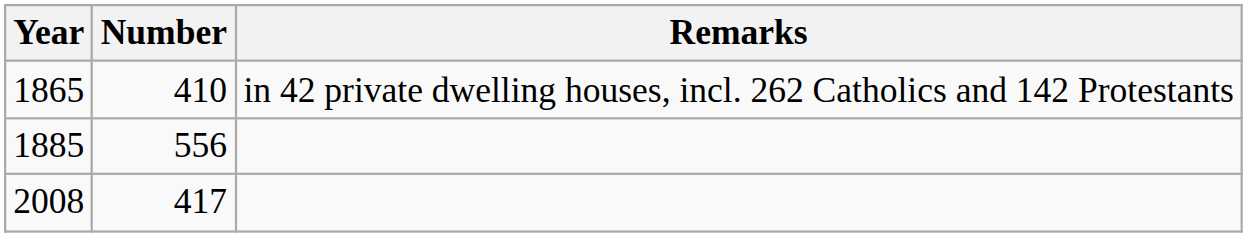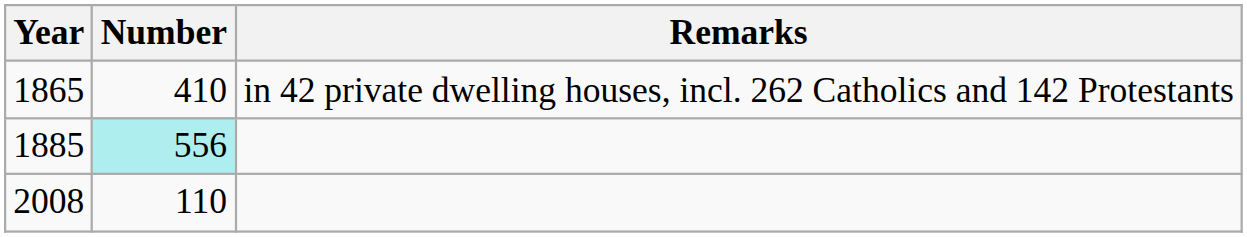(200, 145) no background -> (200, 145) paleturquoise background
(200, 201) 417 -> (201, 201) 110
